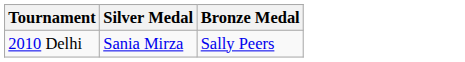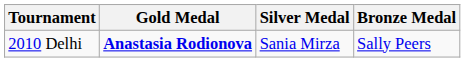+ column: (178, 17)
